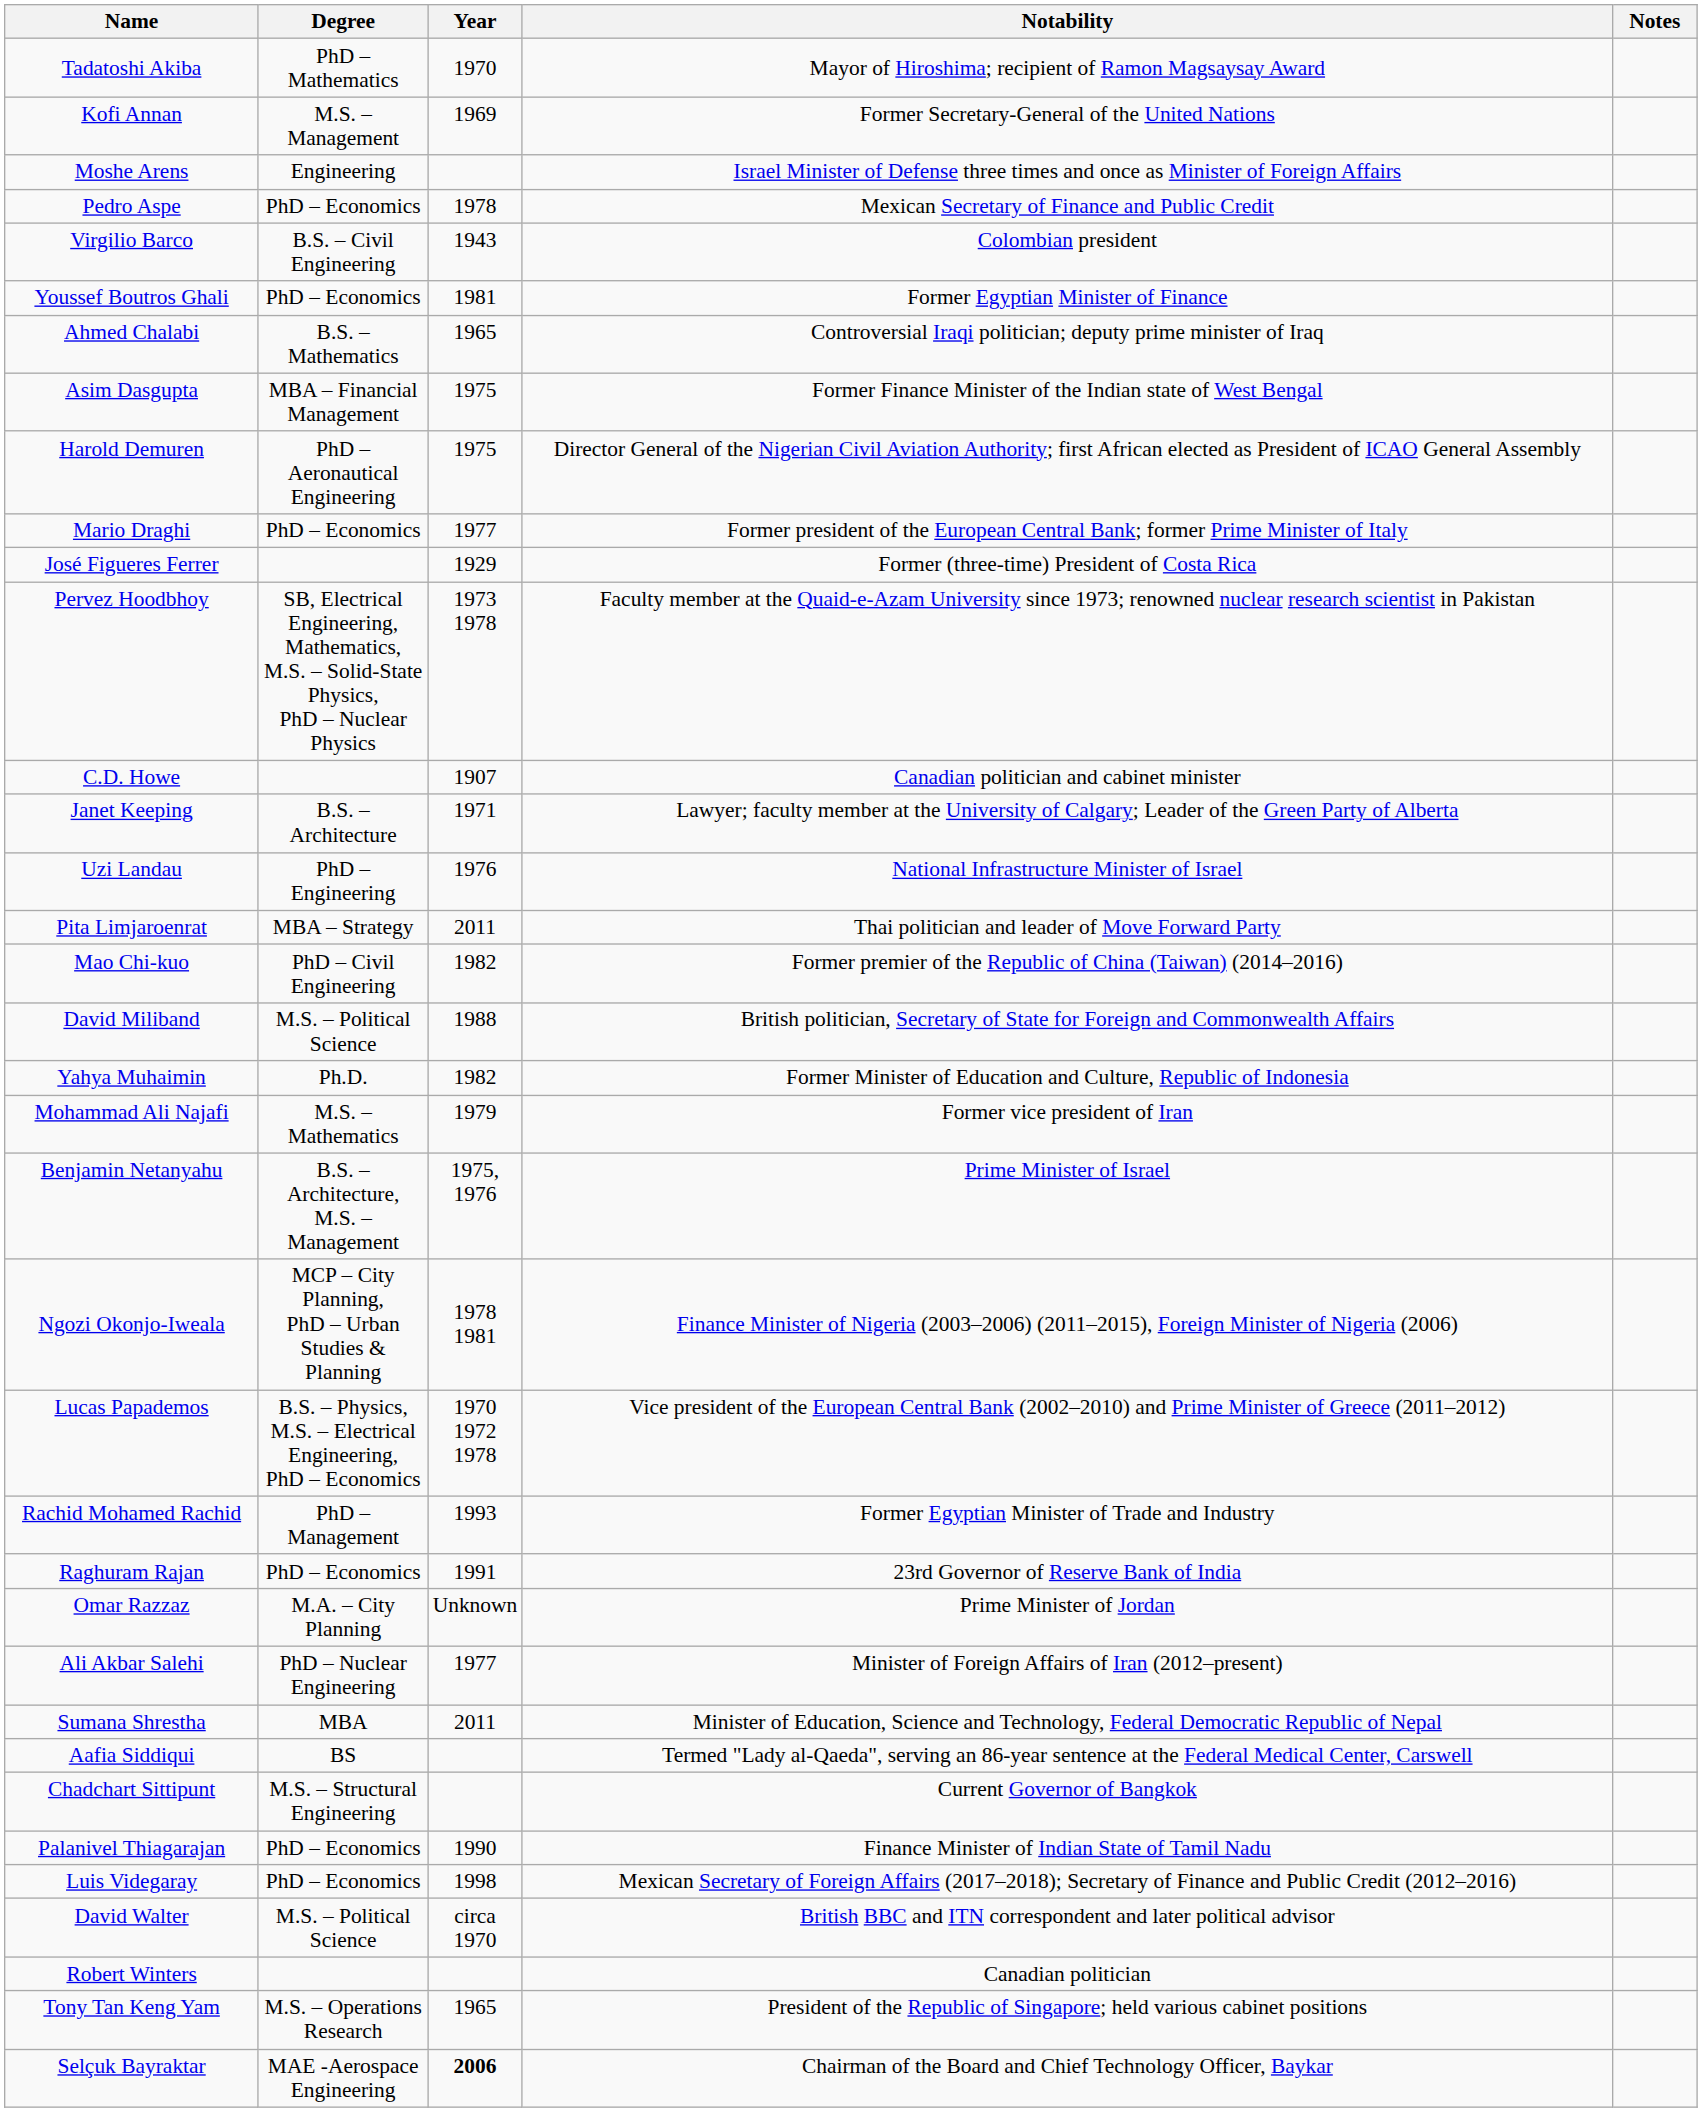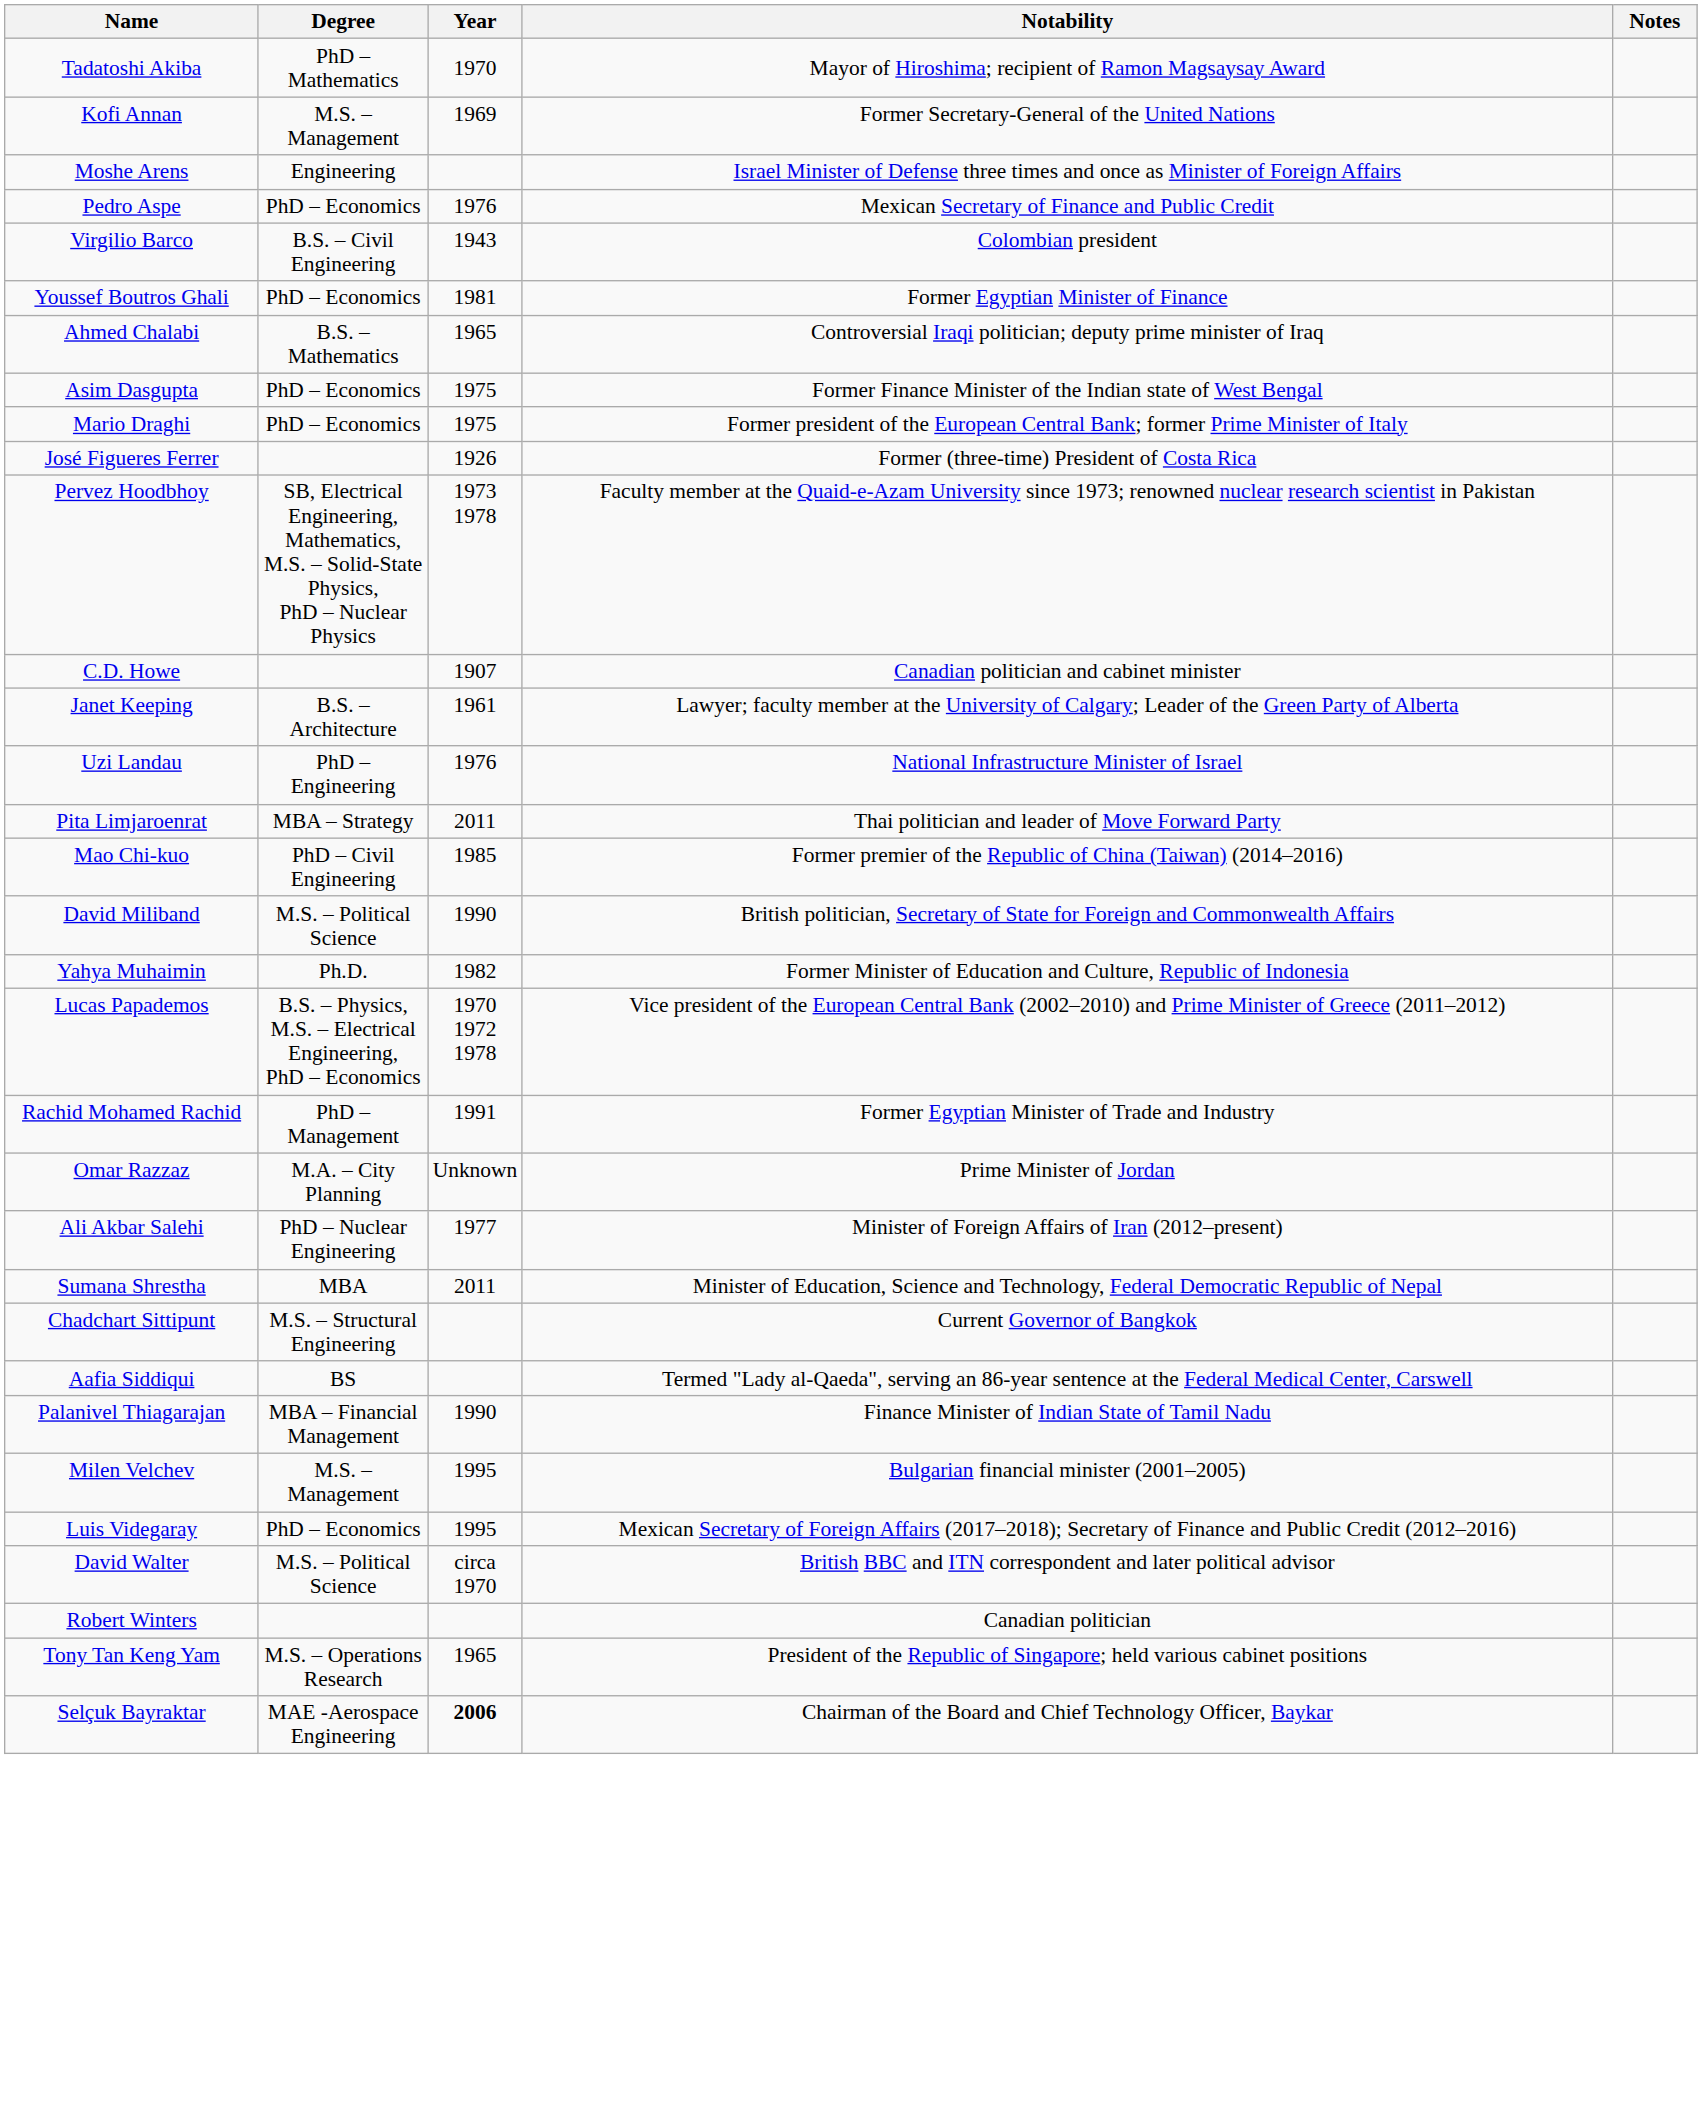(475, 205) 1978 -> (475, 205) 1976
(343, 402) MBA – Financial Management -> (343, 390) PhD – Economics
- row: (132, 448)
(475, 530) 1977 -> (475, 424) 1975
(475, 564) 1929 -> (475, 458) 1926
(475, 811) 1971 -> (475, 704) 1961
(475, 961) 1982 -> (475, 854) 1985
(475, 1019) 1988 -> (475, 913) 1990
- row: (132, 1111)
- row: (132, 1169)
- row: (132, 1324)
(475, 1512) 1993 -> (475, 1111) 1991
- row: (132, 1571)
rows swapped: (132, 1755) <-> (132, 1789)
(343, 1847) PhD – Economics -> (343, 1424) MBA – Financial Management
+ row: (132, 1470)
(475, 1881) 1998 -> (475, 1528) 1995
